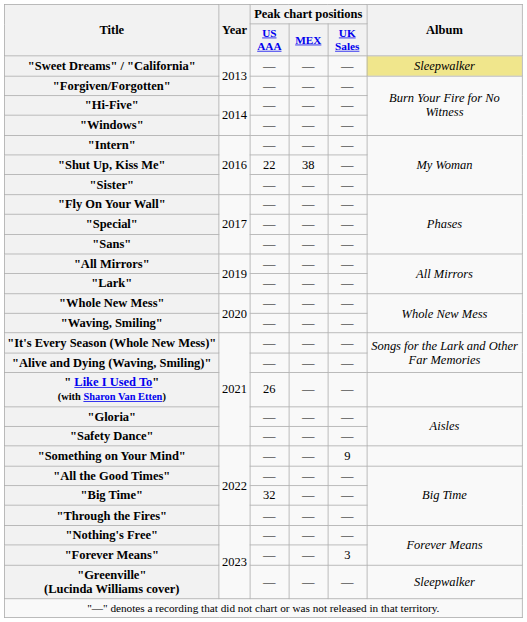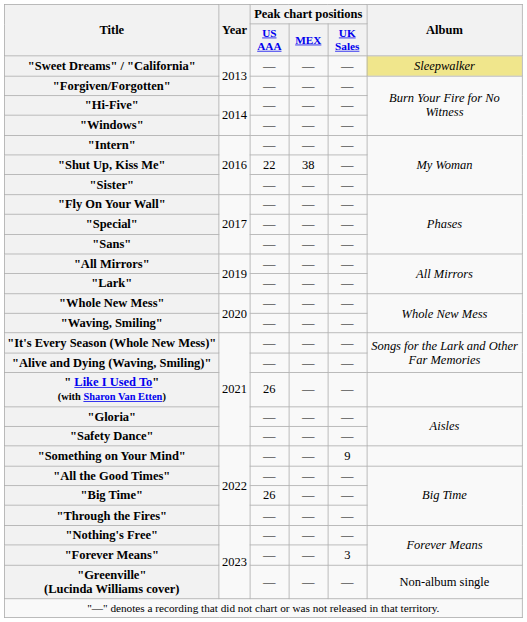(269, 495) 32 -> (269, 495) 26
(444, 581) Sleepwalker -> (444, 581) Non-album single
